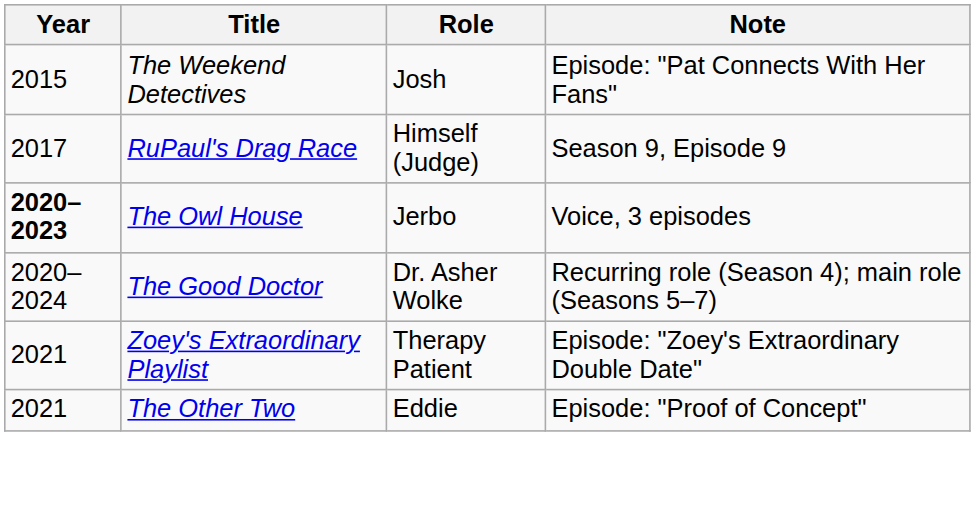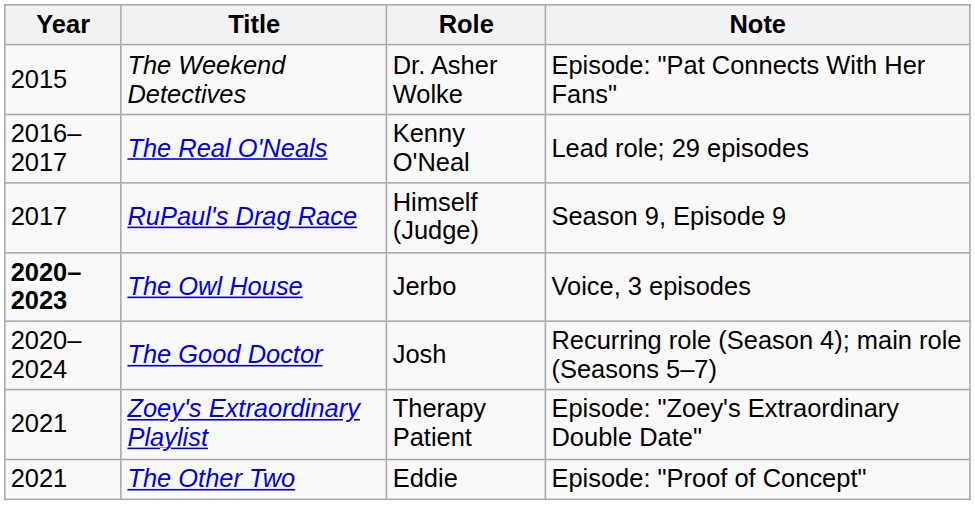(420, 79) Josh -> (445, 79) Dr. Asher Wolke
+ row: (227, 148)
(445, 286) Dr. Asher Wolke -> (420, 355) Josh
